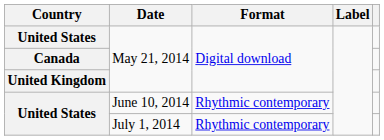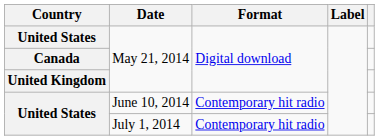(262, 102) Rhythmic contemporary -> (260, 102) Contemporary hit radio
(262, 124) Rhythmic contemporary -> (260, 124) Contemporary hit radio
